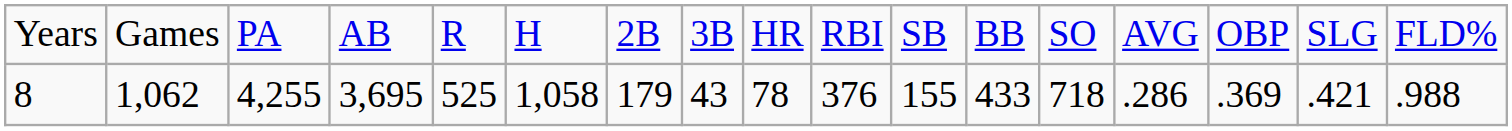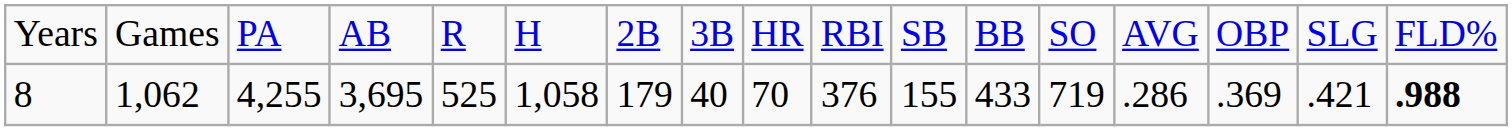(709, 93) 43 -> (709, 93) 40
(770, 93) 78 -> (770, 93) 70
(1077, 93) 718 -> (1077, 93) 719
(1428, 93) normal -> (1428, 93) bold
